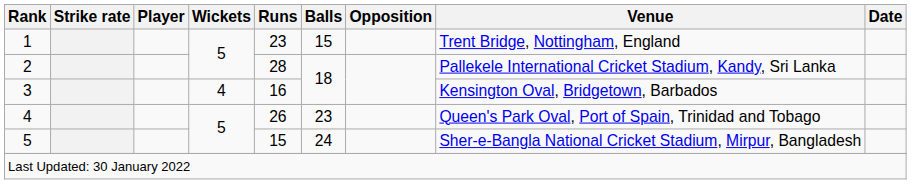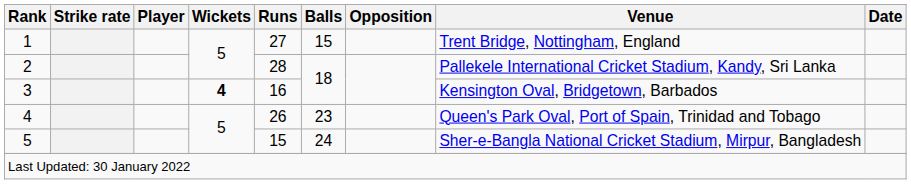(278, 41) 23 -> (278, 41) 27
(221, 91) normal -> (221, 91) bold
